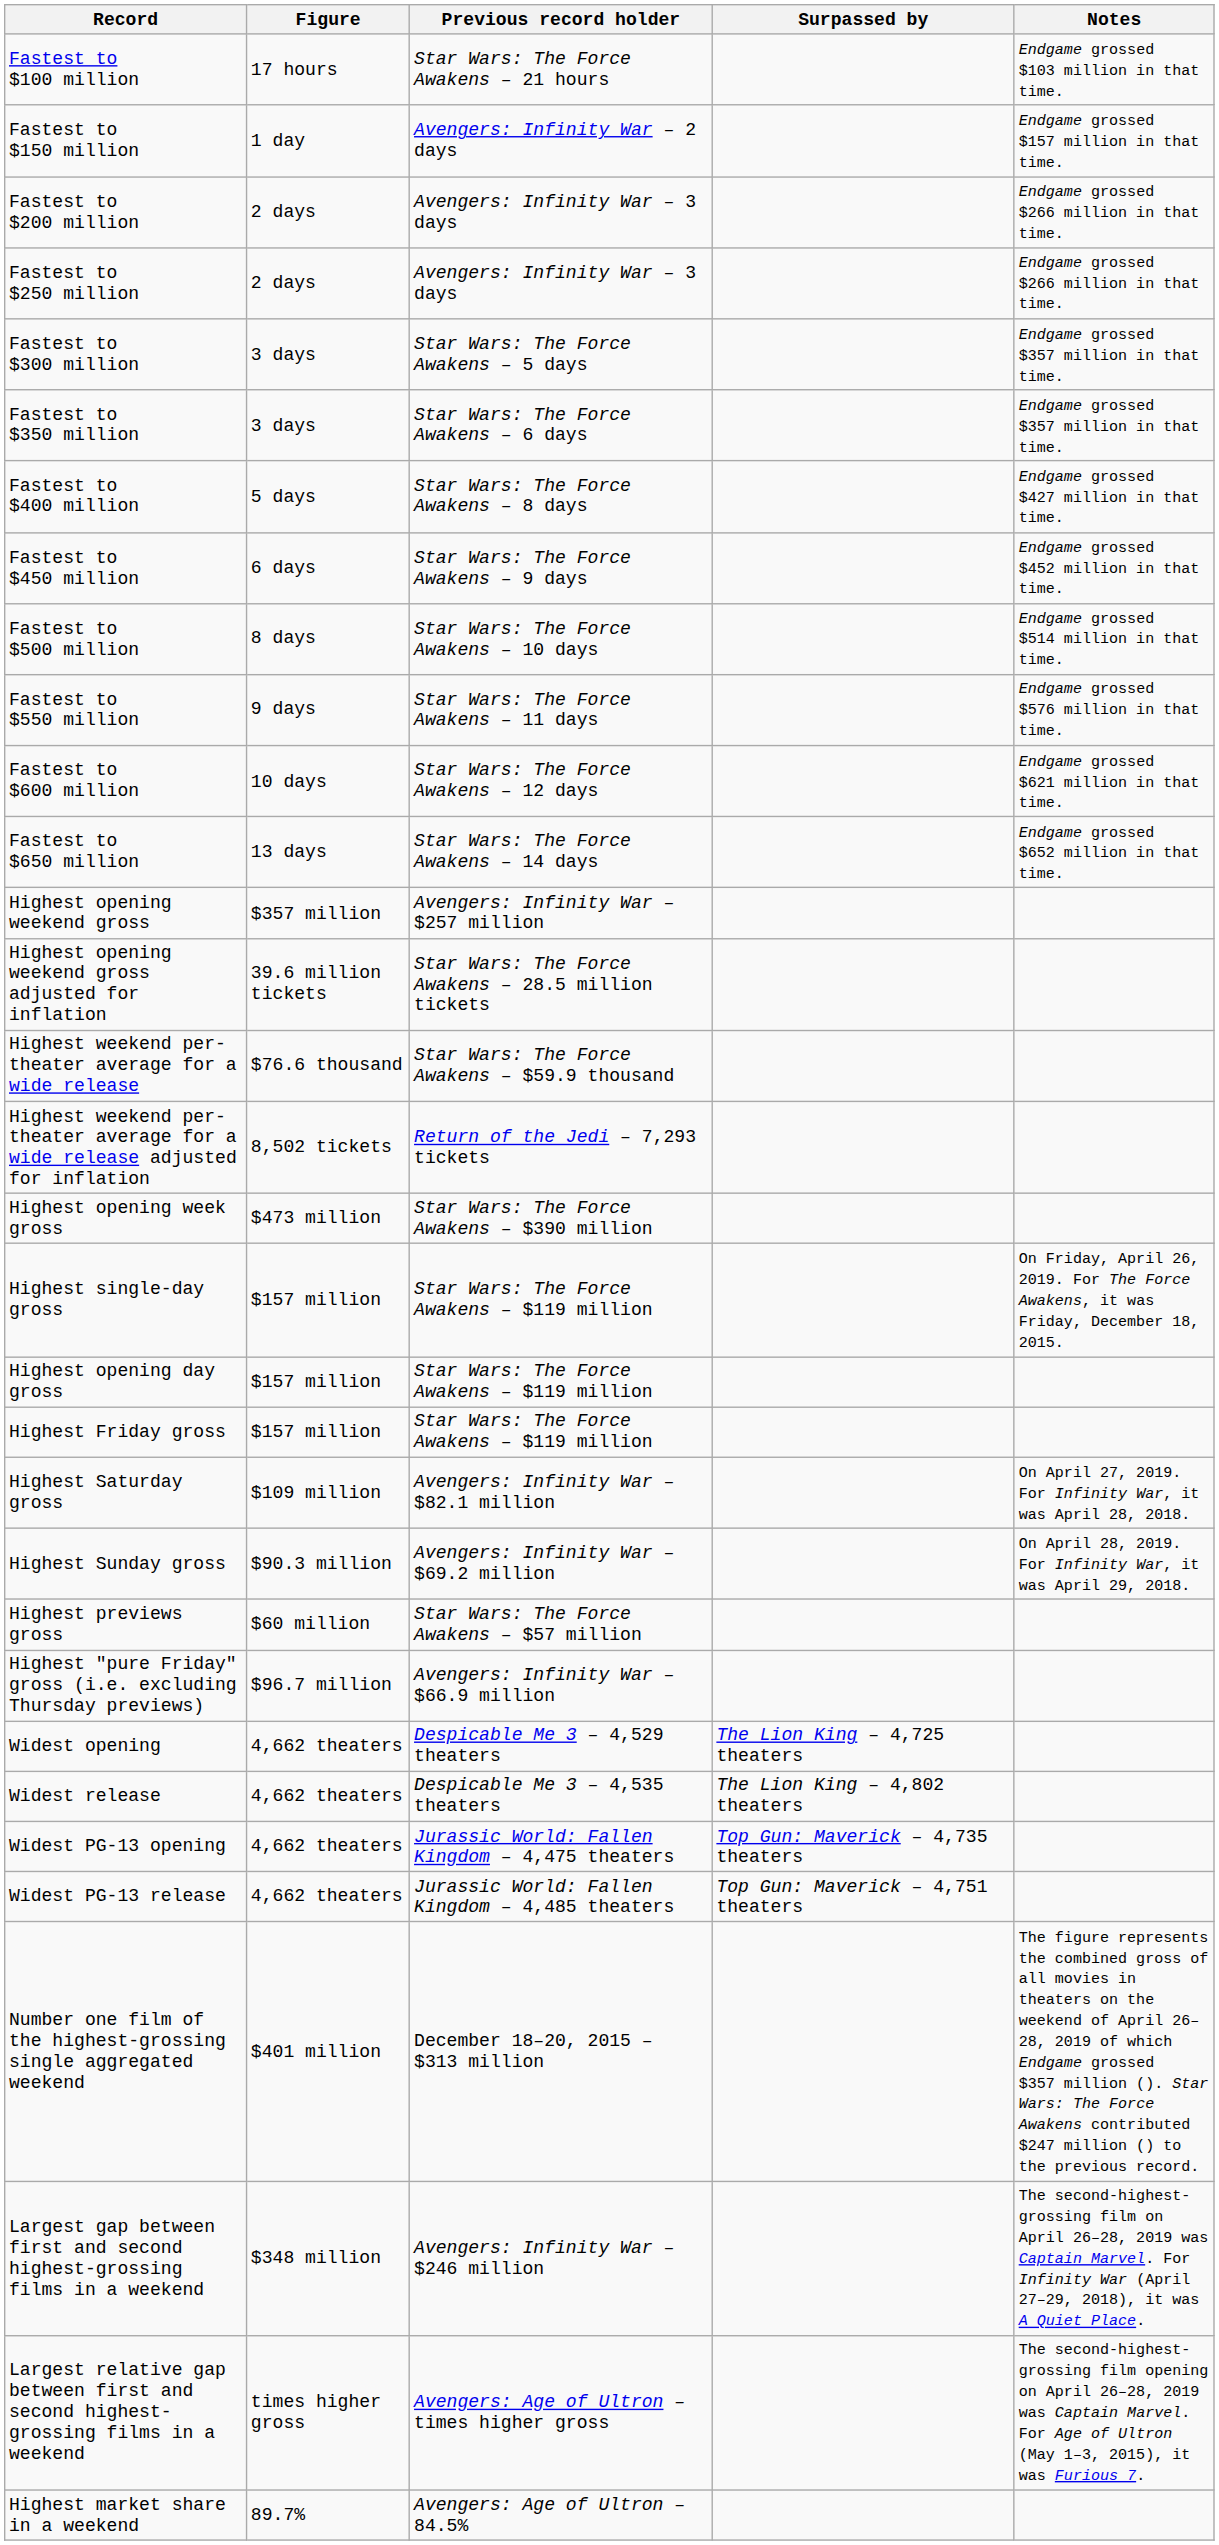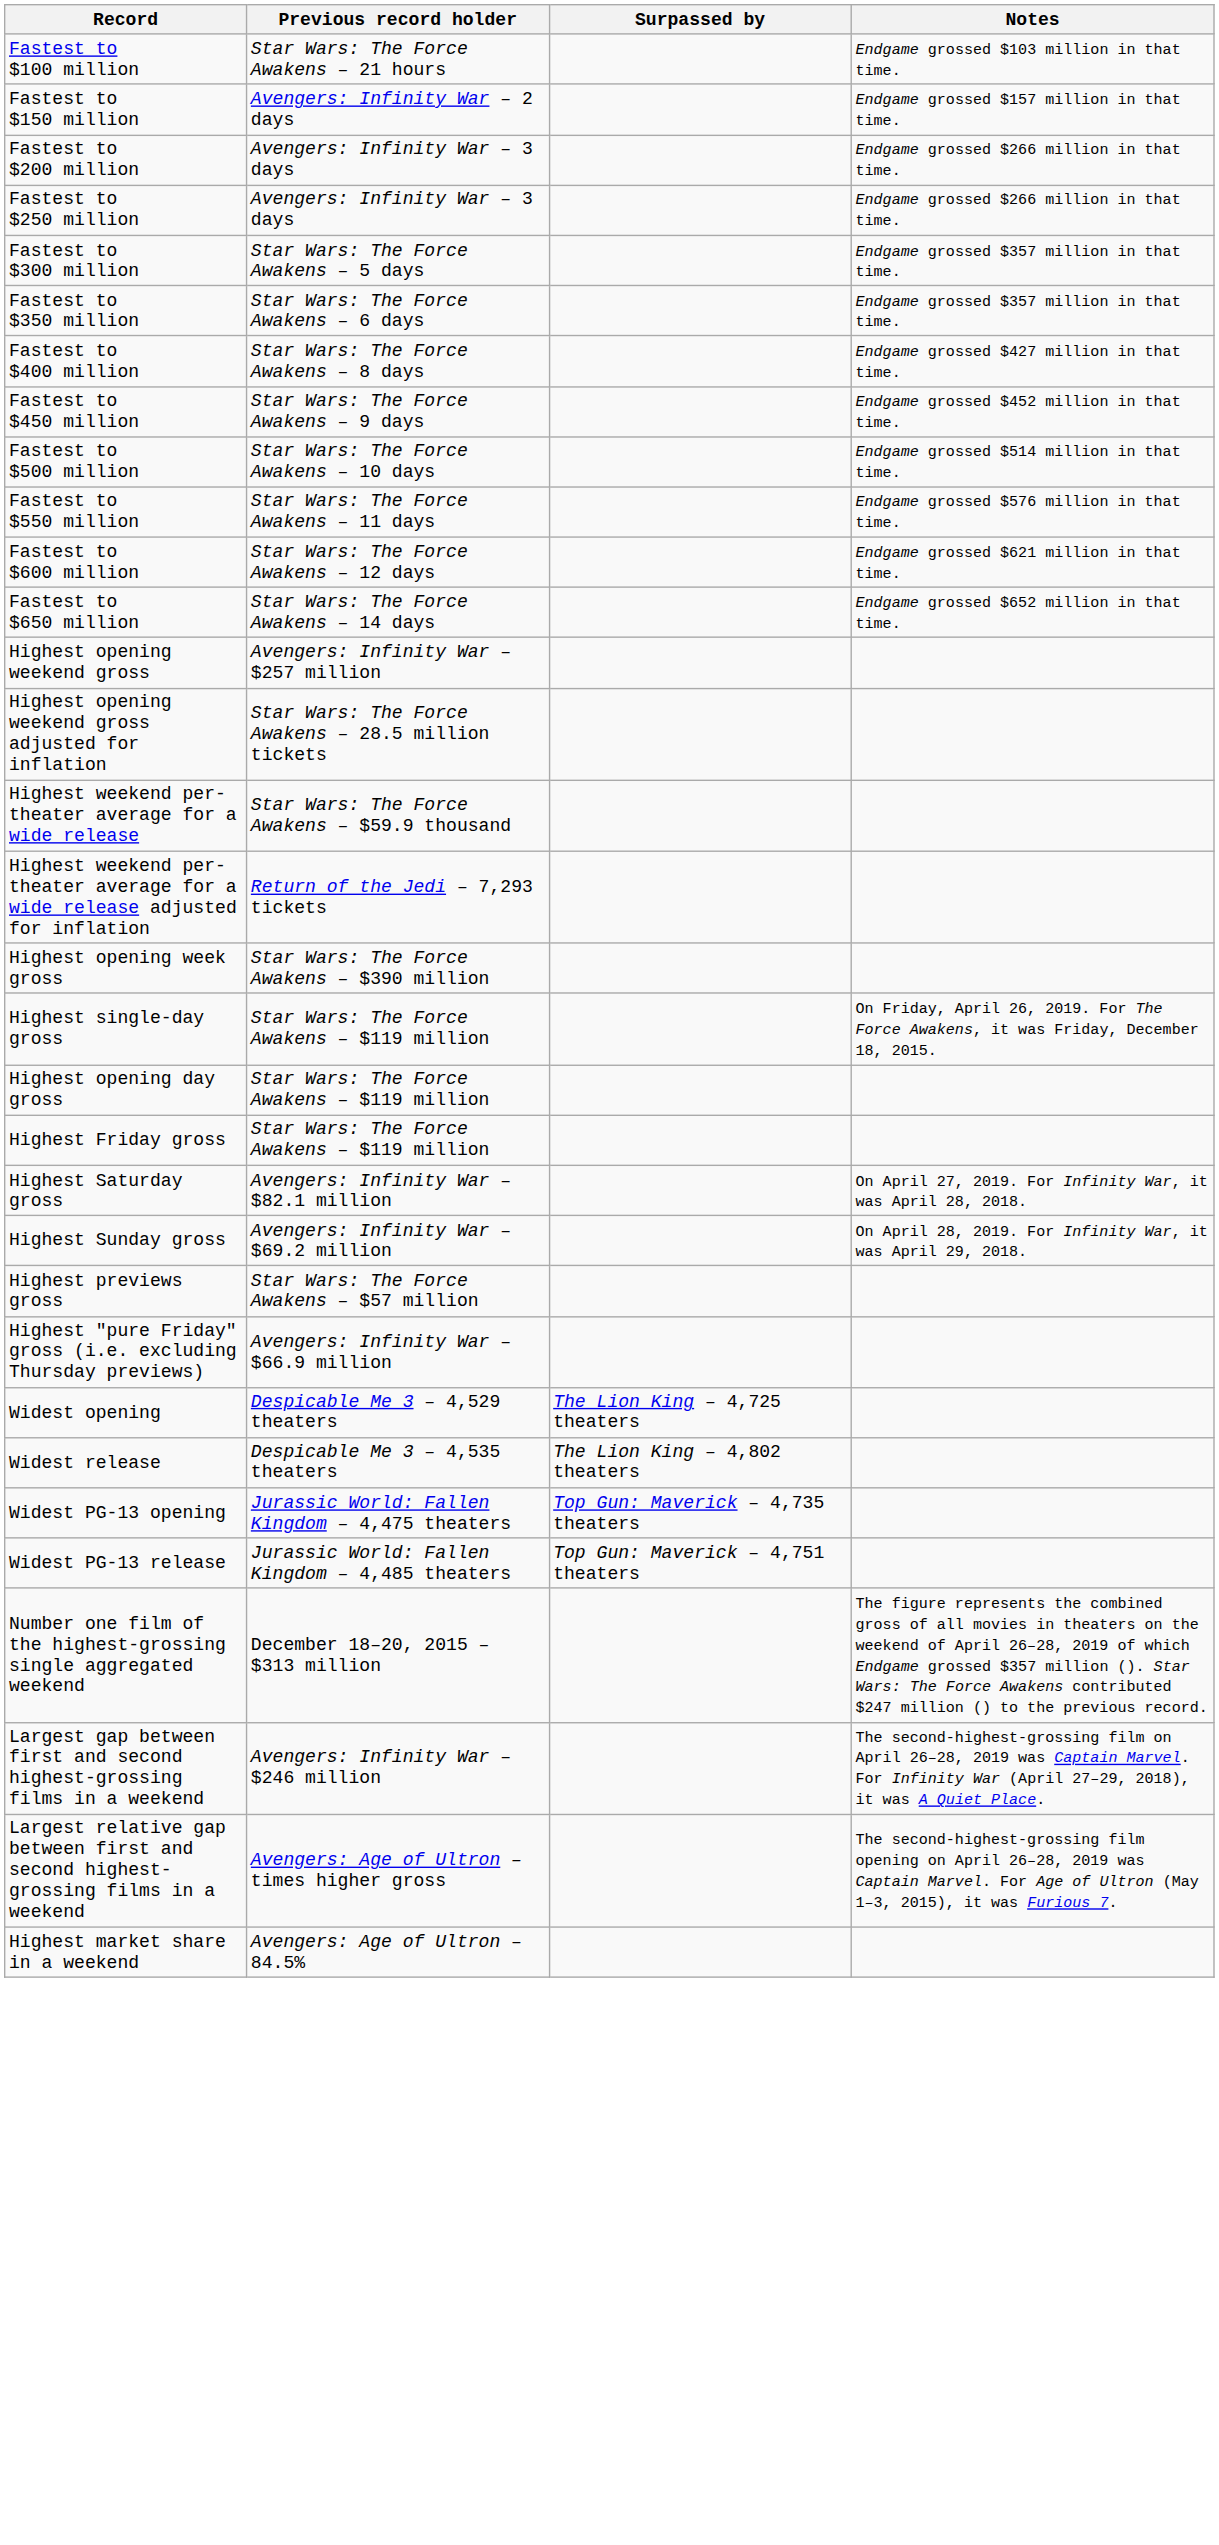- column: (328, 19)
